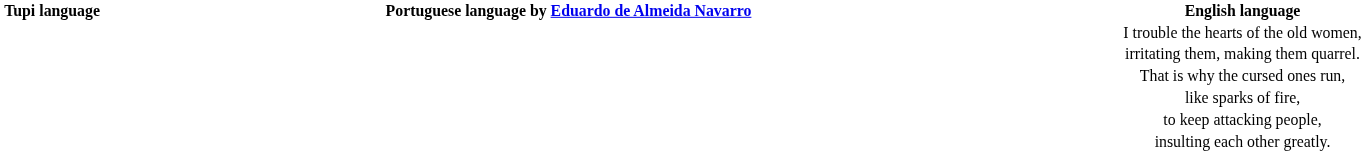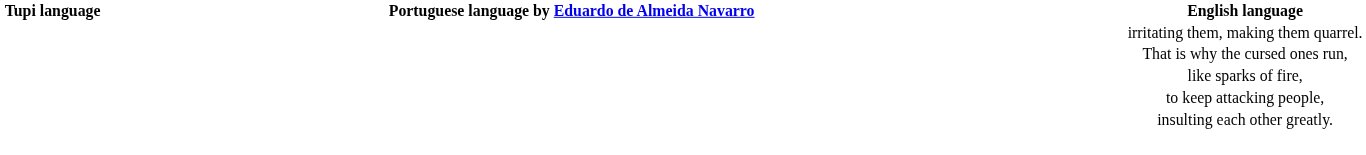- row: (1243, 32)
